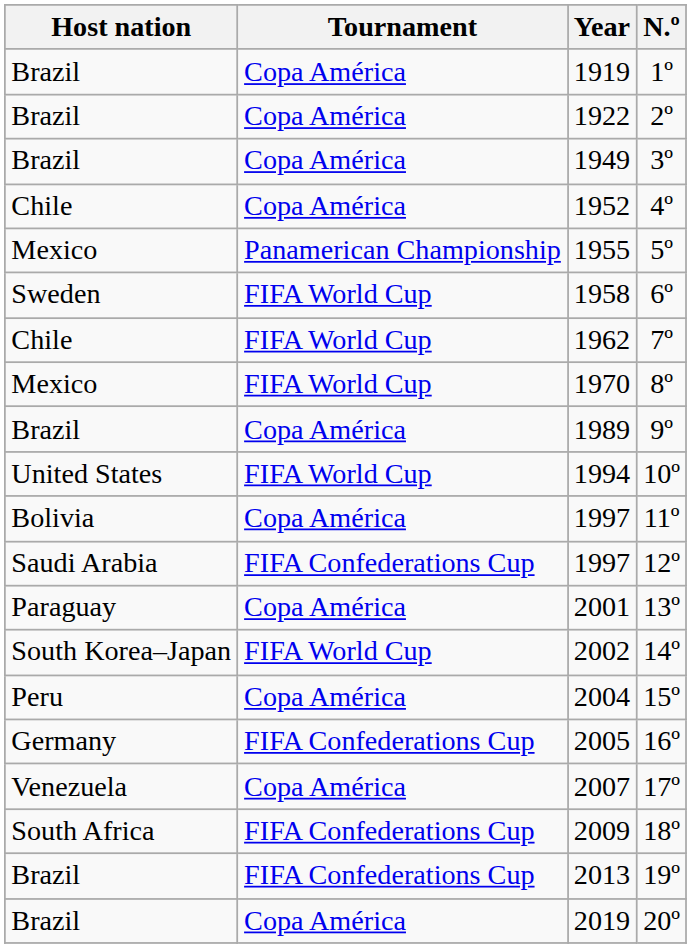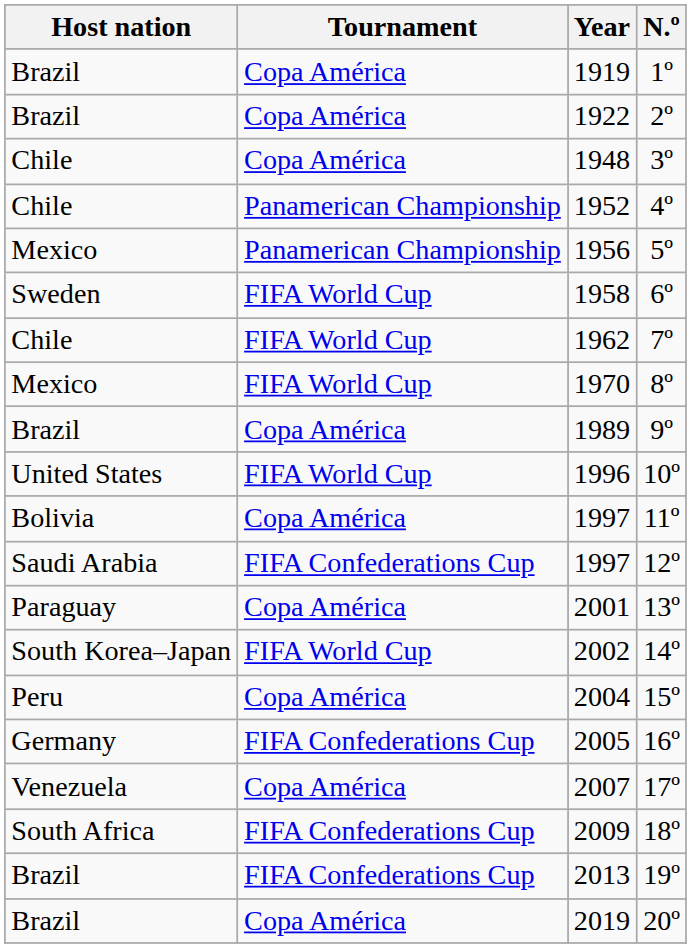(46, 160) Brazil -> (42, 160) Chile
(602, 160) 1949 -> (602, 160) 1948
(325, 205) Copa América -> (402, 205) Panamerican Championship
(602, 250) 1955 -> (602, 250) 1956
(602, 473) 1994 -> (602, 473) 1996
